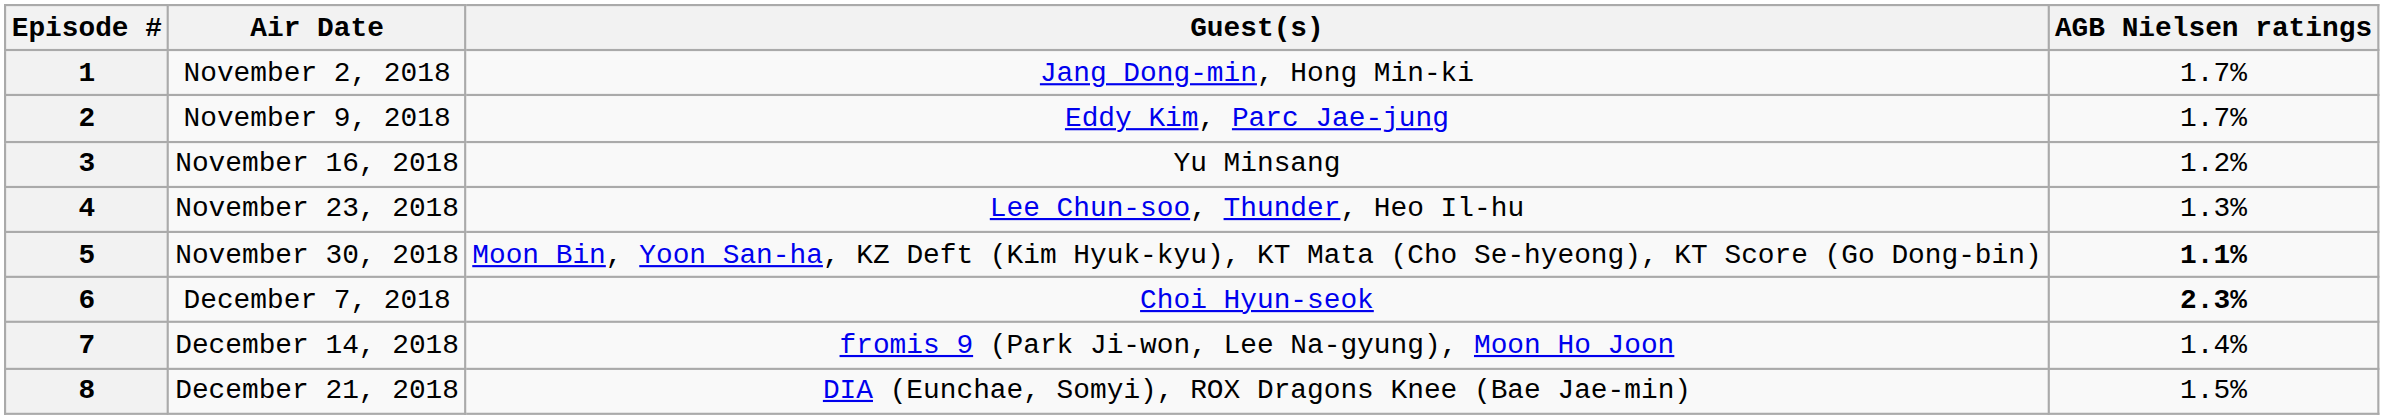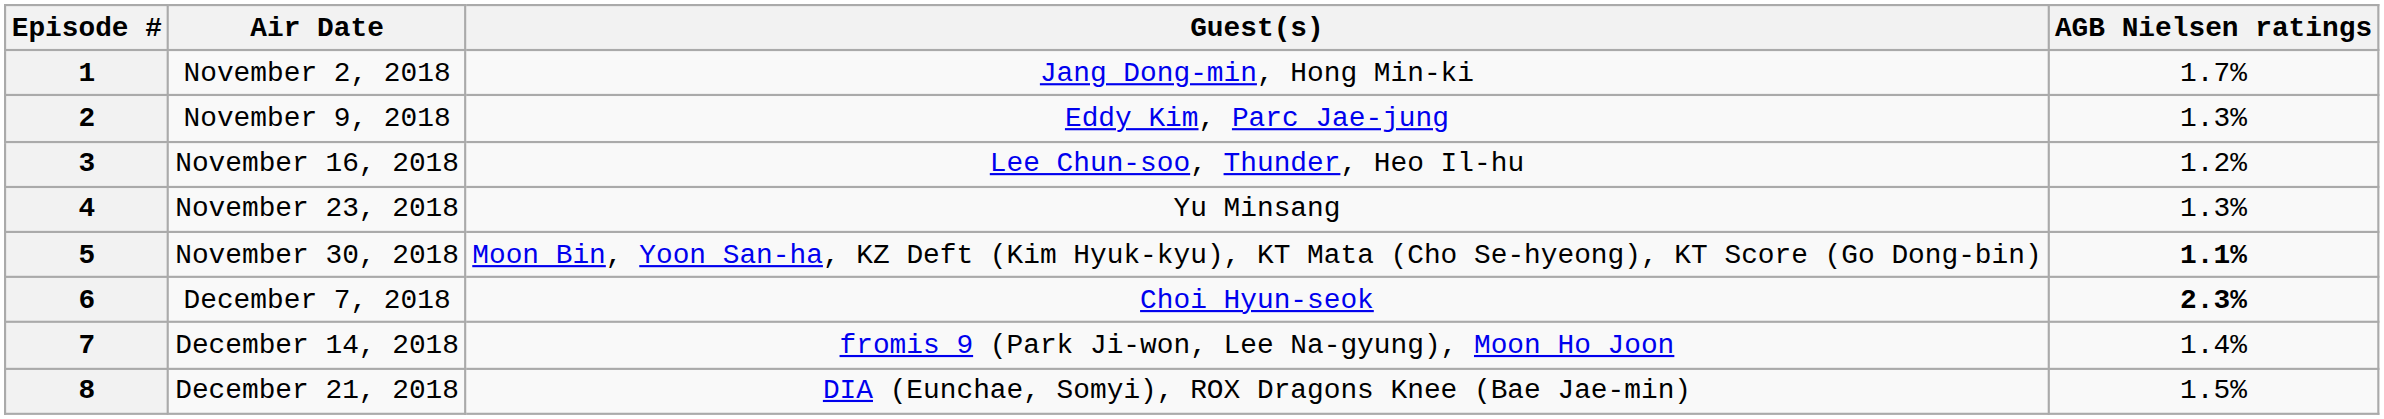(2213, 118) 1.7% -> (2213, 118) 1.3%
(1257, 164) Yu Minsang -> (1257, 164) Lee Chun-soo, Thunder, Heo Il-hu
(1257, 209) Lee Chun-soo, Thunder, Heo Il-hu -> (1257, 209) Yu Minsang
